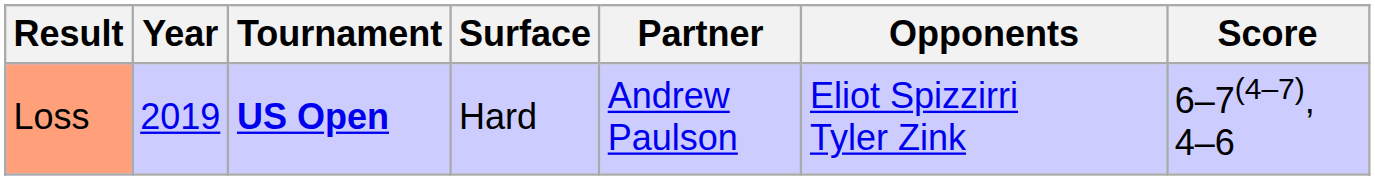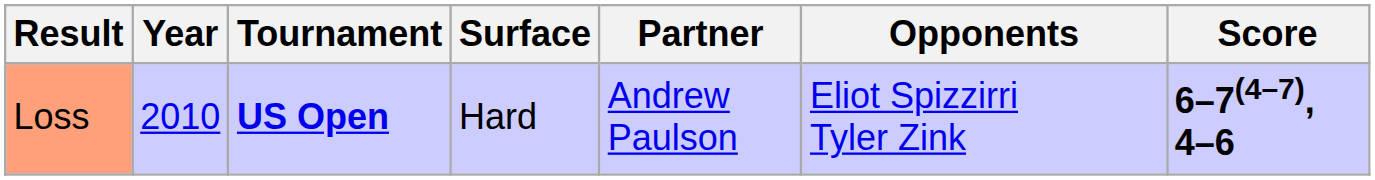(180, 117) 2019 -> (180, 117) 2010
(1245, 117) normal -> (1245, 117) bold
